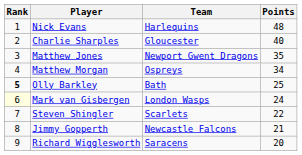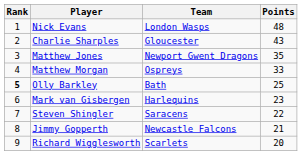(172, 26) Harlequins -> (177, 26) London Wasps
(279, 41) 40 -> (279, 41) 43
(279, 70) 34 -> (279, 70) 33
(17, 99) lightyellow background -> (17, 99) no background
(177, 99) London Wasps -> (172, 99) Harlequins
(279, 99) 24 -> (279, 99) 23
(166, 114) Scarlets -> (166, 114) Saracens
(166, 143) Saracens -> (166, 143) Scarlets
